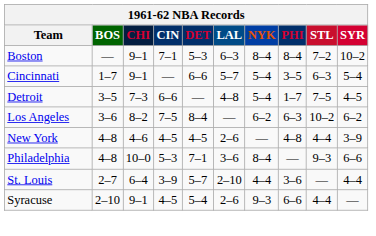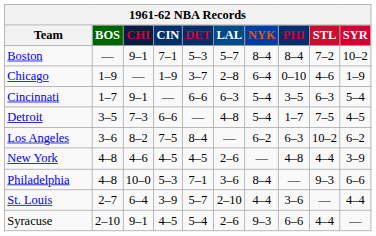(229, 56) 6–3 -> (229, 56) 5–7
+ row: (28, 76)
(229, 76) 5–7 -> (229, 97) 6–3
